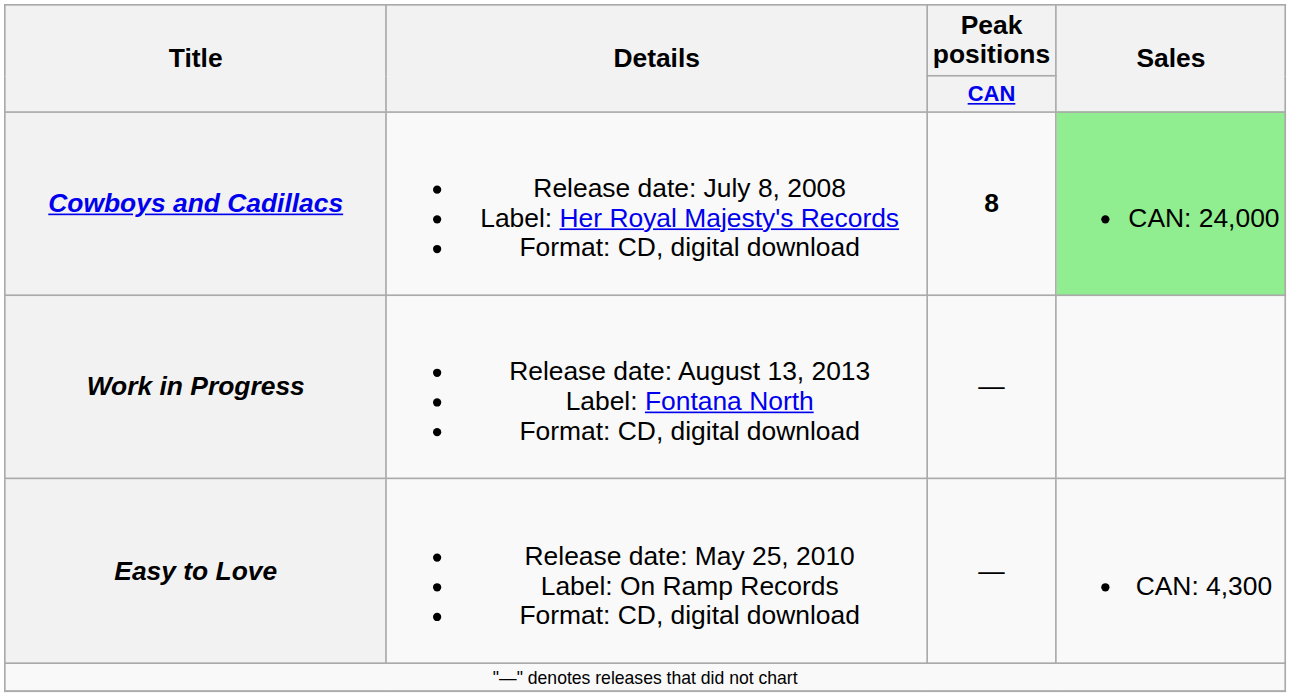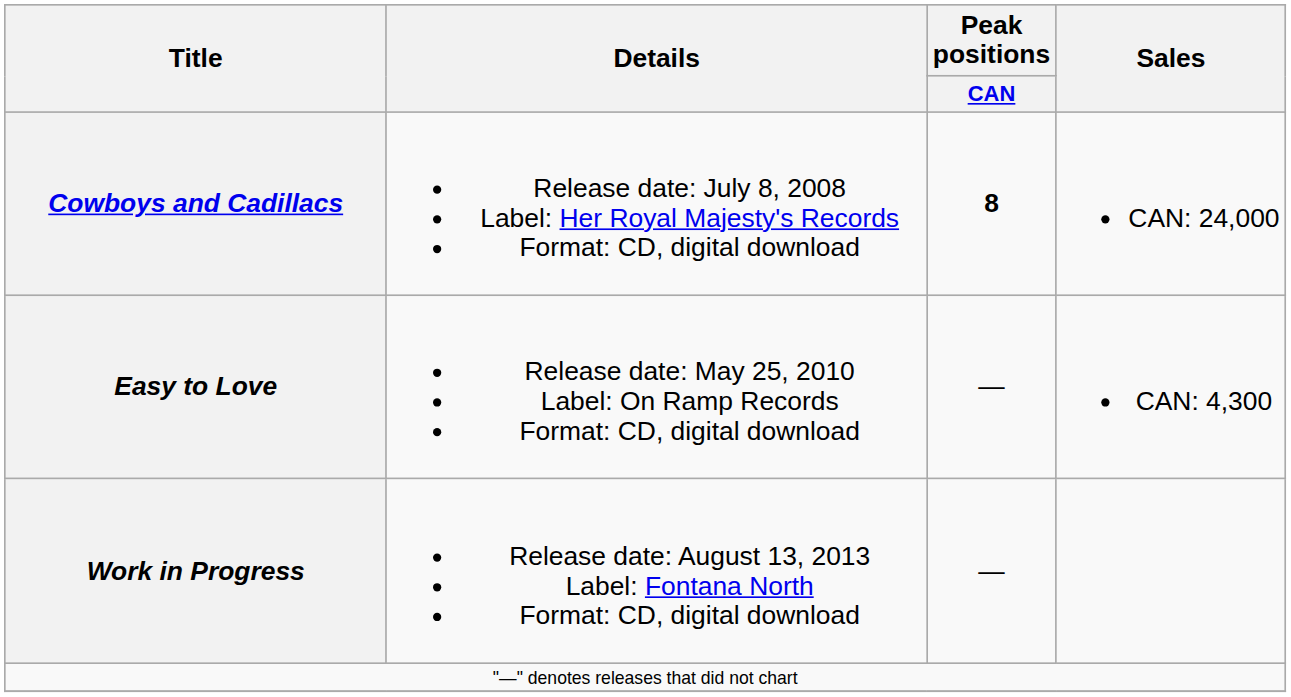(1171, 218) lightgreen background -> (1171, 218) no background
rows swapped: (196, 570) <-> (196, 386)
